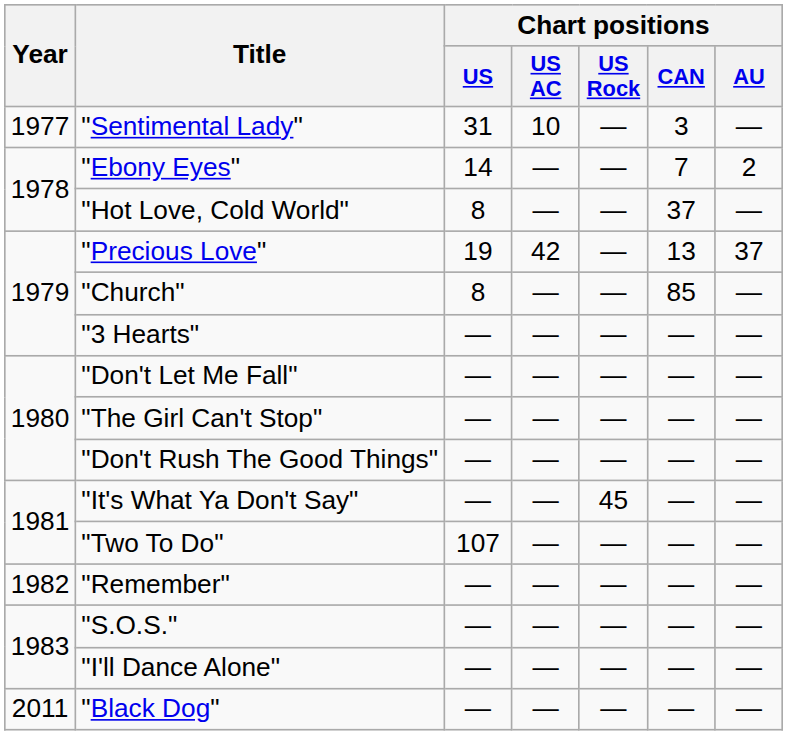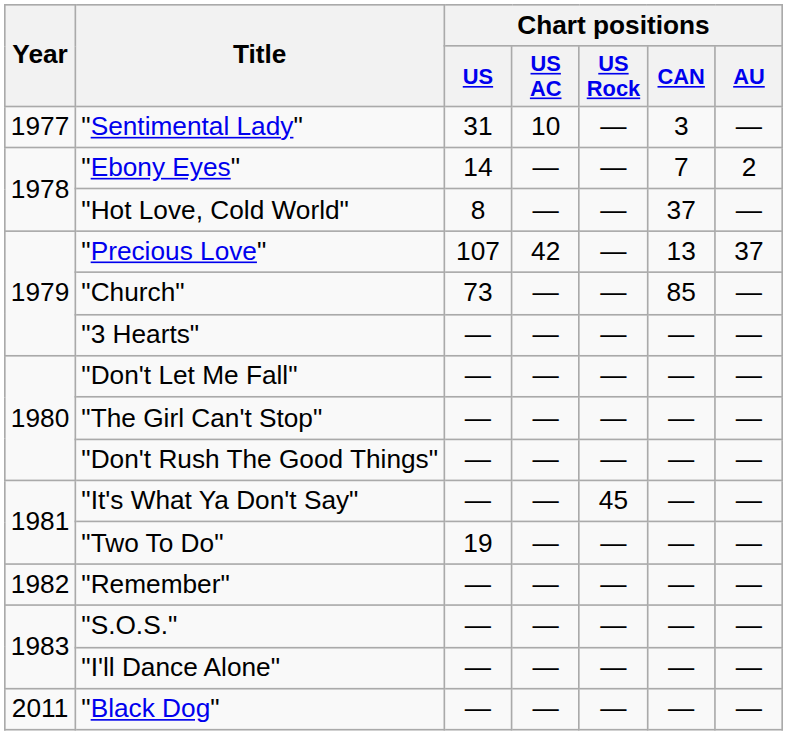(478, 251) 19 -> (478, 251) 107
(478, 292) 8 -> (478, 292) 73
(478, 542) 107 -> (478, 542) 19
